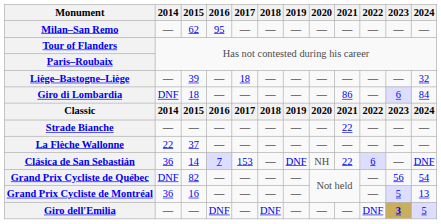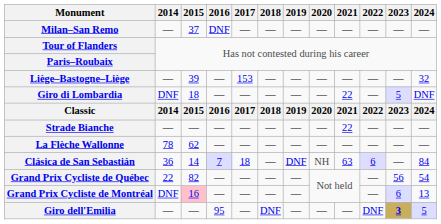(194, 29) 62 -> (194, 29) 37
(219, 29) 95 -> (219, 29) DNF
(245, 78) 18 -> (245, 78) 153
(347, 95) 86 -> (347, 95) 22
(398, 95) 6 -> (398, 95) 5
(424, 95) 84 -> (424, 95) DNF
(168, 144) 22 -> (168, 144) 78
(194, 144) 37 -> (194, 144) 62
(245, 161) 153 -> (245, 161) 18
(347, 161) 22 -> (347, 161) 63
(424, 161) DNF -> (424, 161) 84
(168, 177) DNF -> (168, 177) 22
(168, 194) 36 -> (168, 194) DNF
(194, 194) no background -> (194, 194) pink background
(398, 194) 5 -> (398, 194) 6
(219, 210) DNF -> (219, 210) 95
